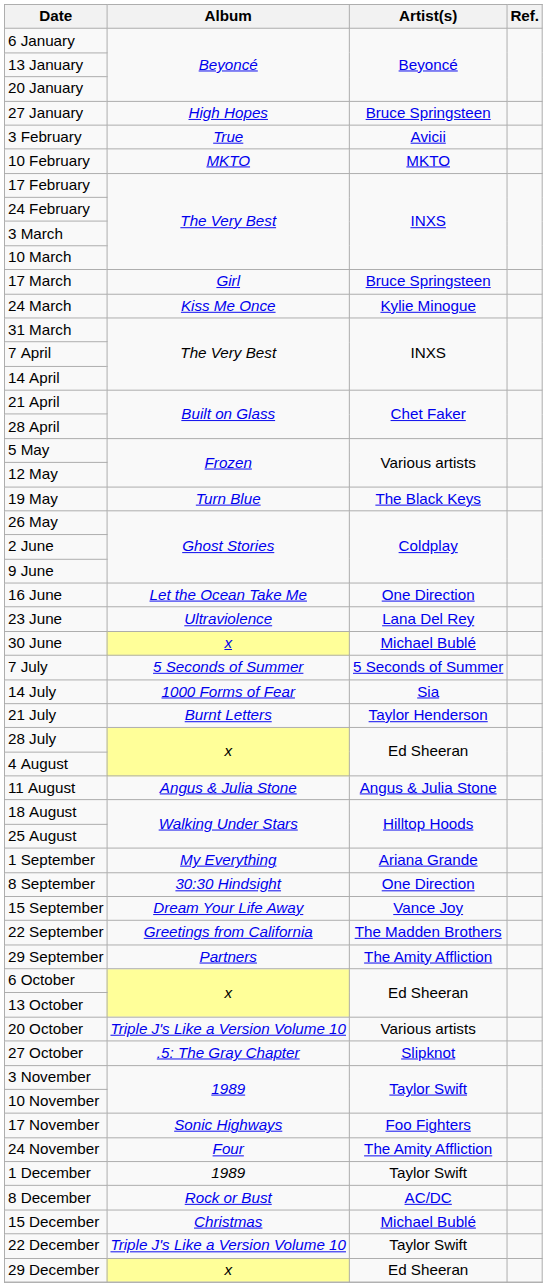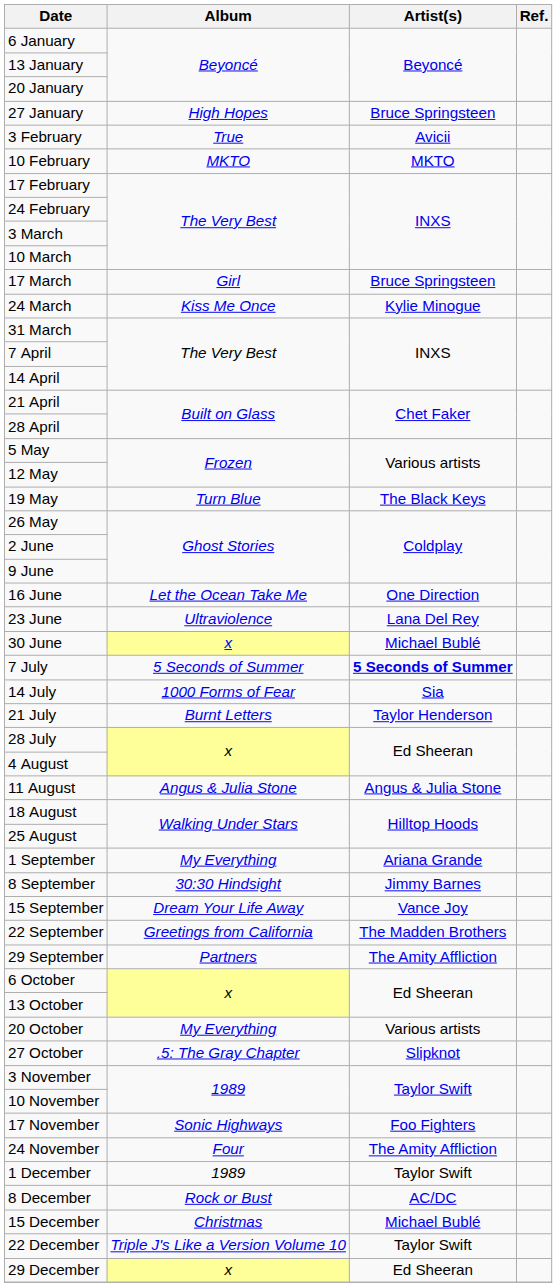(428, 667) normal -> (433, 667) bold
(428, 884) One Direction -> (433, 884) Jimmy Barnes
(228, 1029) Triple J's Like a Version Volume 10 -> (228, 1029) My Everything
